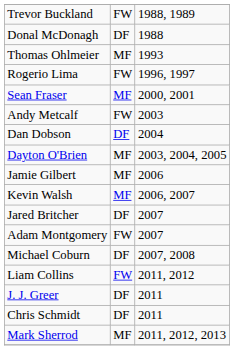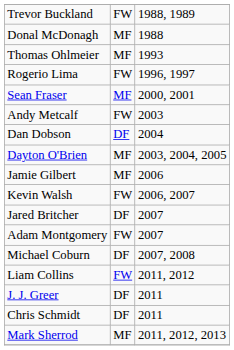(121, 34) DF -> (122, 34) MF
(122, 194) MF -> (123, 194) FW
